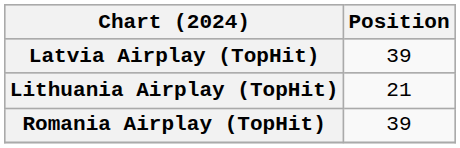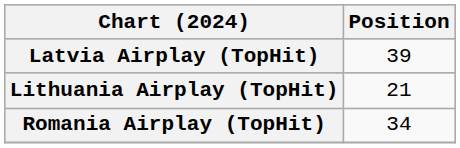(399, 125) 39 -> (399, 125) 34
